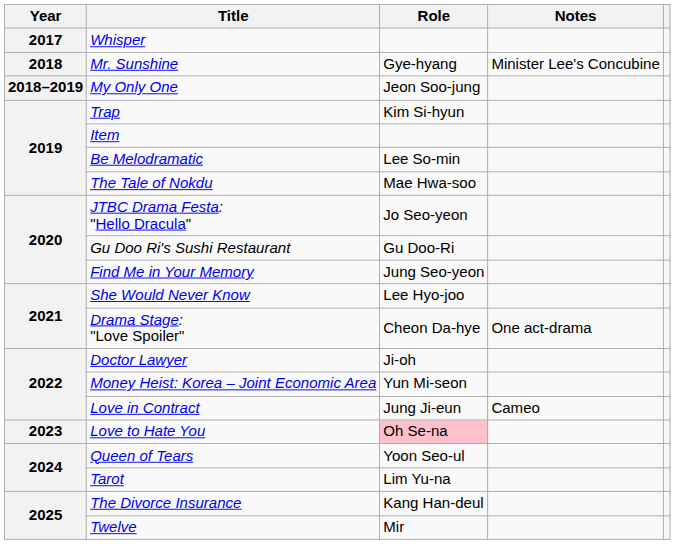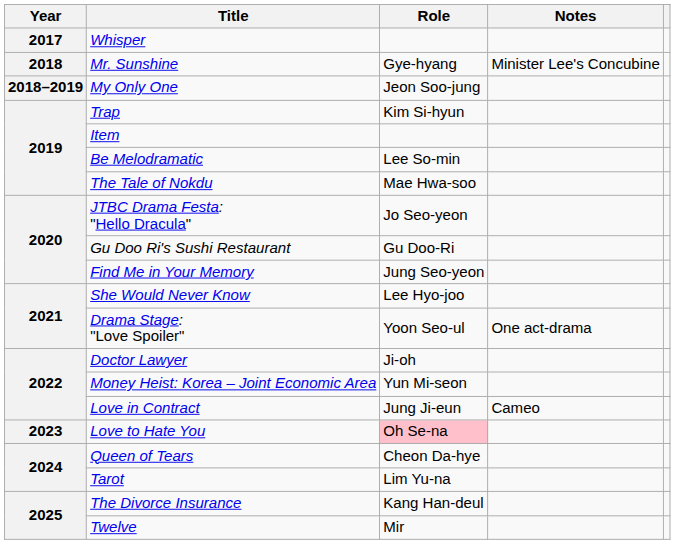(432, 328) Cheon Da-hye -> (424, 328) Yoon Seo-ul
(424, 455) Yoon Seo-ul -> (432, 455) Cheon Da-hye
